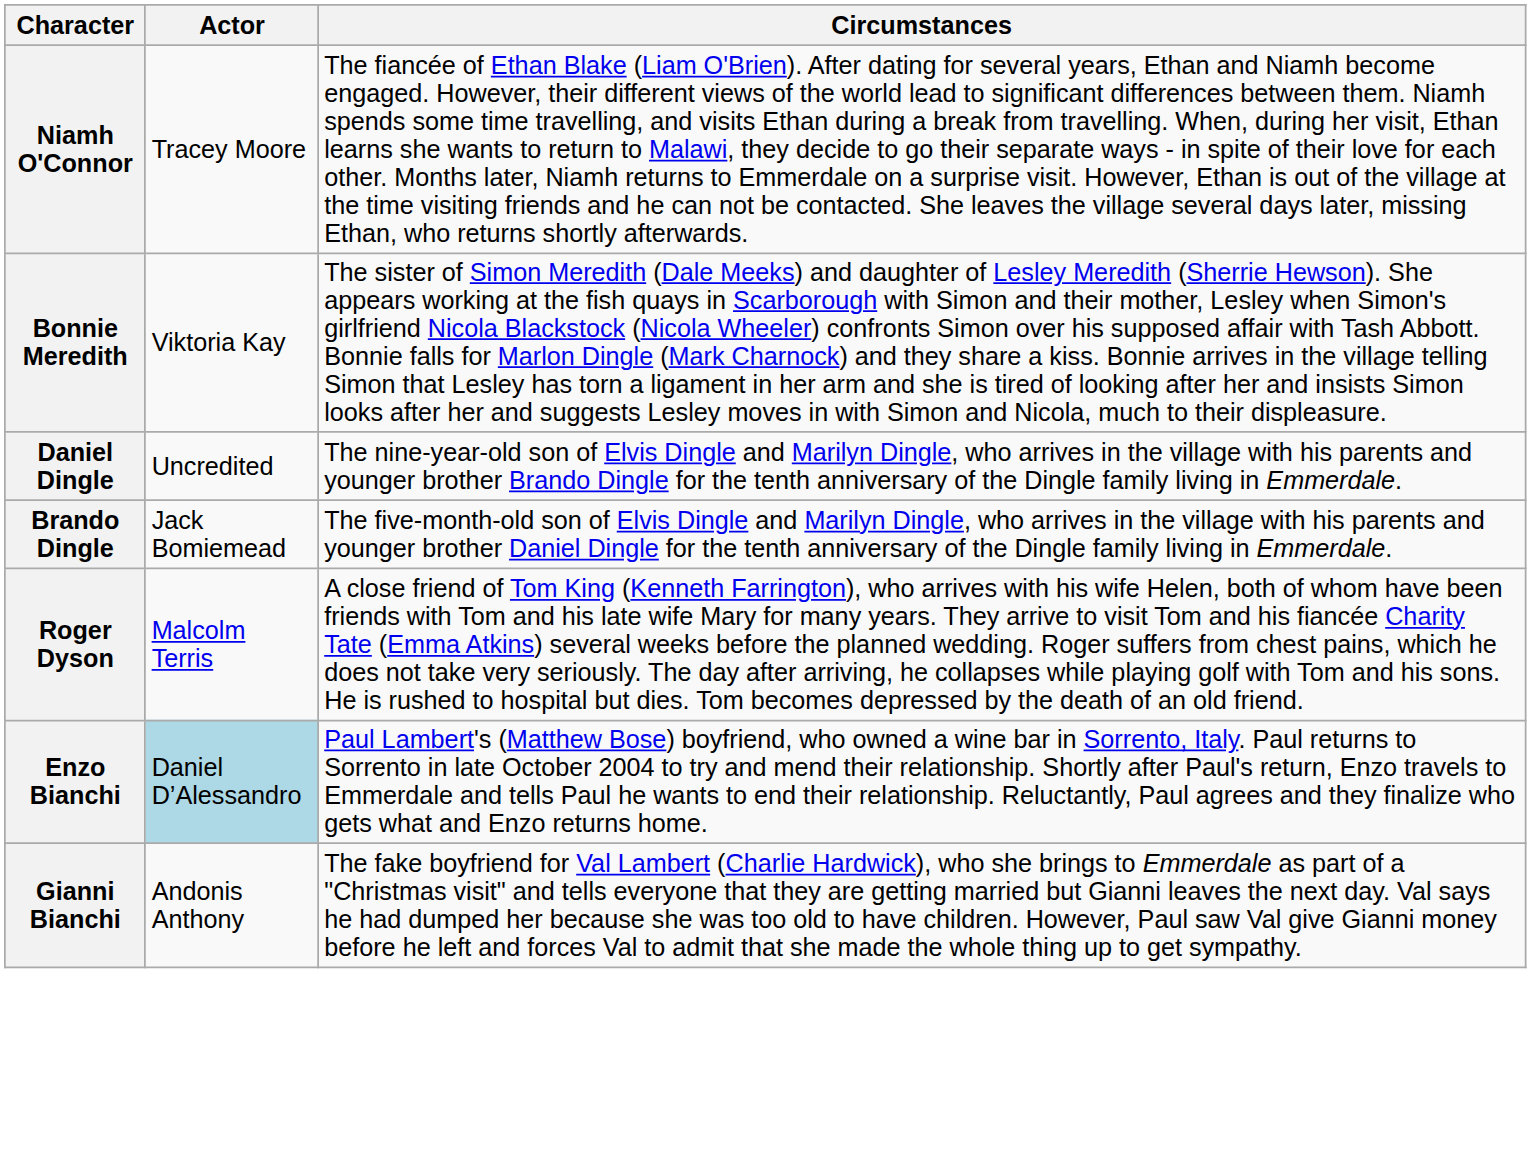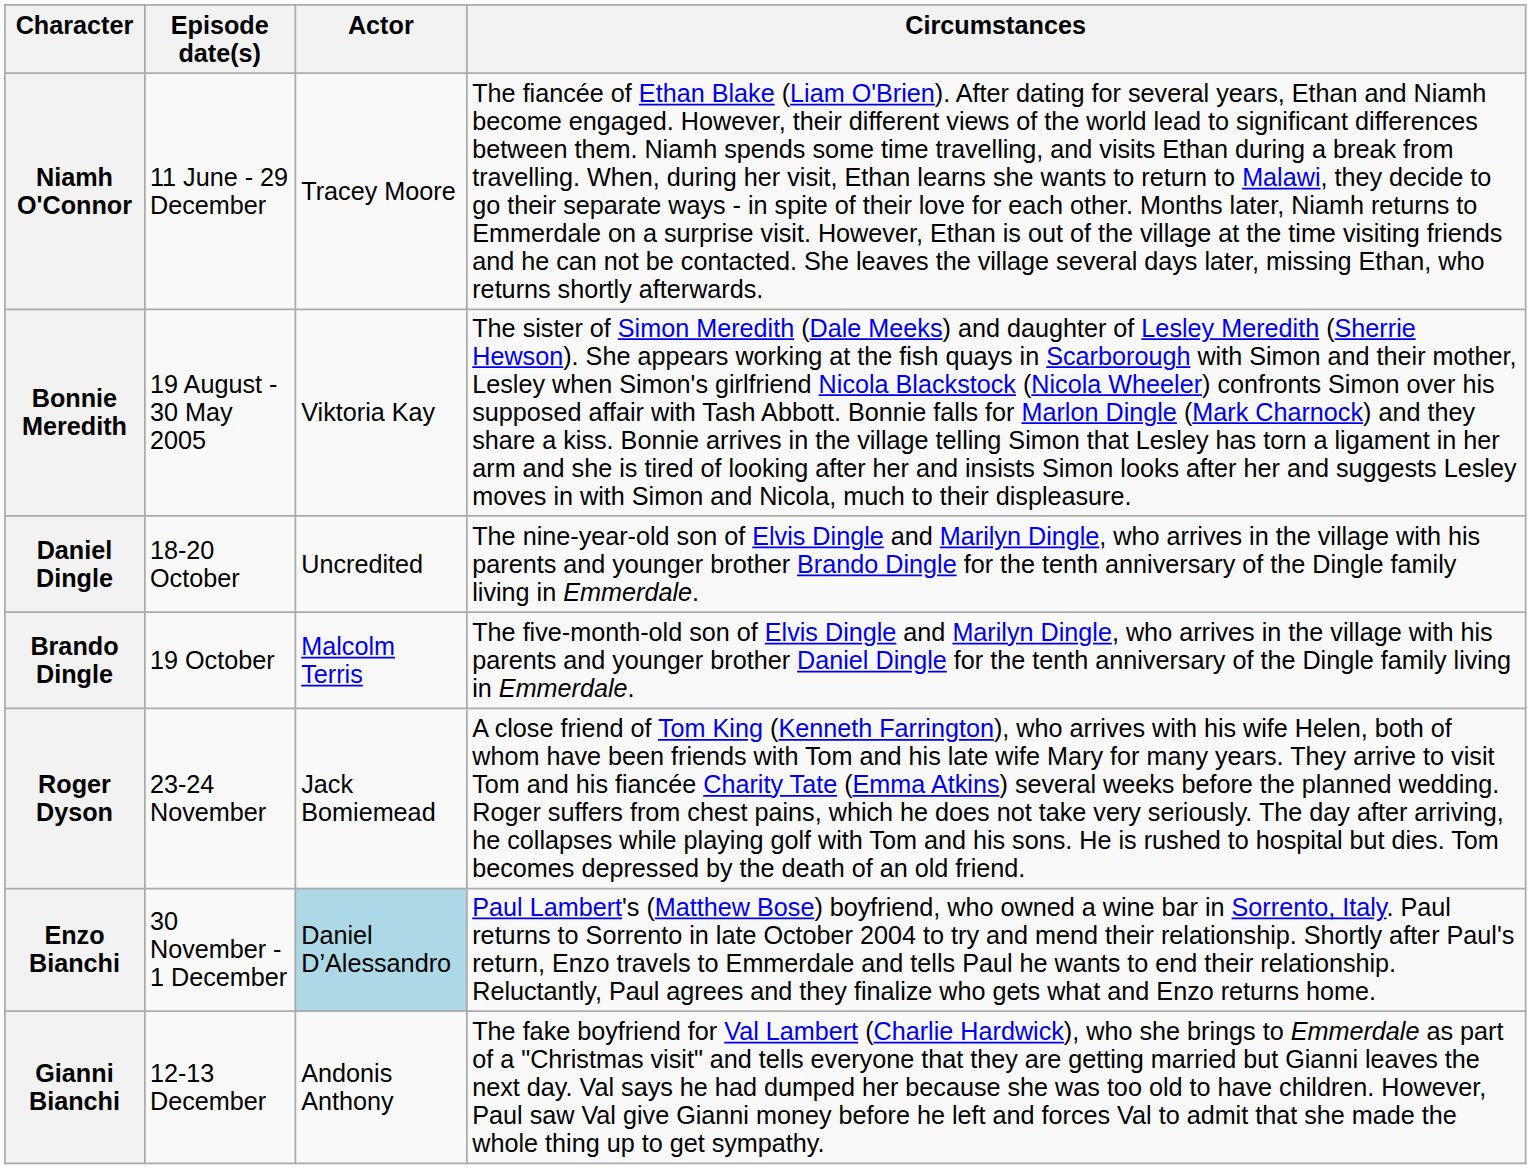+ column: (220, 39)
(219, 534) Jack Bomiemead -> (348, 660) Malcolm Terris
(199, 644) Malcolm Terris -> (368, 798) Jack Bomiemead
